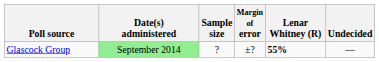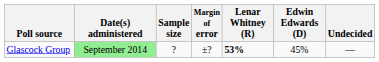+ column: (300, 23)
(277, 49) 55% -> (234, 49) 53%
